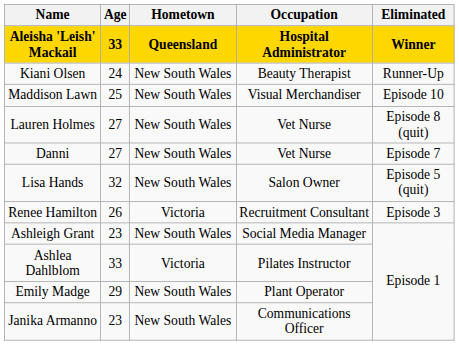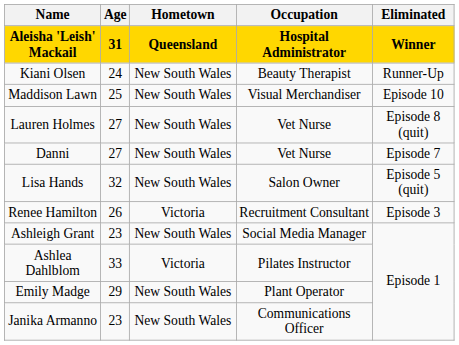(115, 44) 33 -> (115, 44) 31
